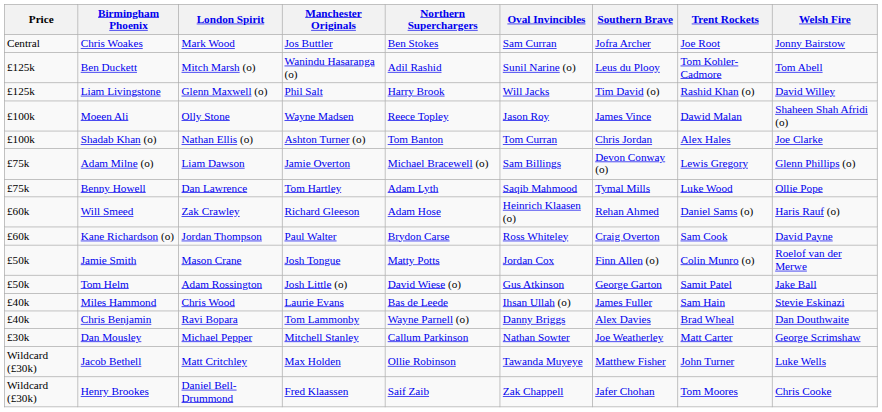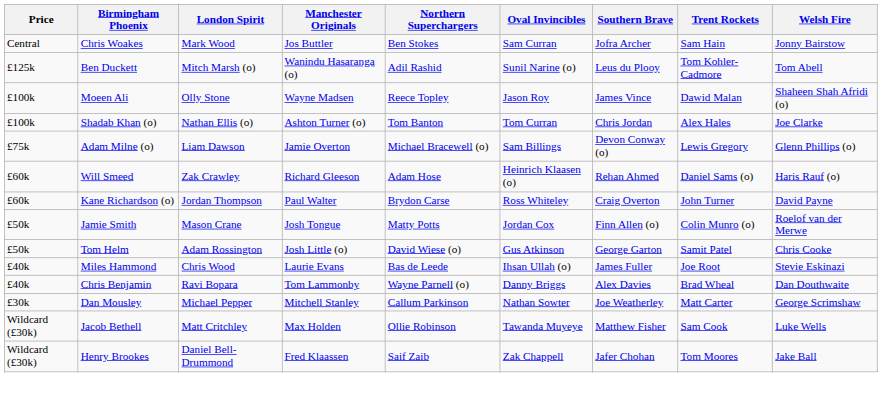(700, 43) Joe Root -> (703, 43) Sam Hain
- row: (121, 91)
- row: (113, 188)
(704, 236) Sam Cook -> (707, 200) John Turner
(796, 284) Jake Ball -> (803, 248) Chris Cooke
(703, 302) Sam Hain -> (700, 266) Joe Root
(707, 361) John Turner -> (704, 326) Sam Cook
(803, 392) Chris Cooke -> (796, 356) Jake Ball
